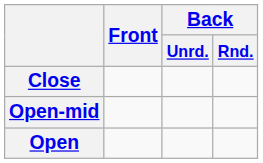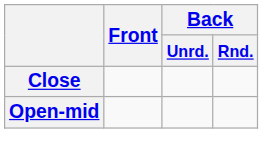- row: (54, 142)
